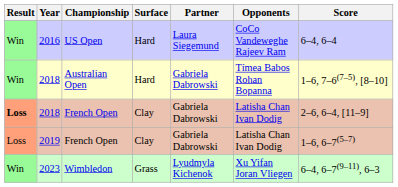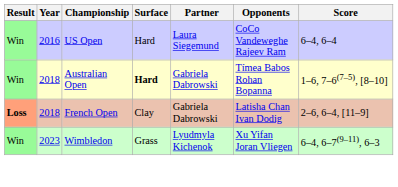(145, 79) normal -> (146, 79) bold
- row: (50, 140)
